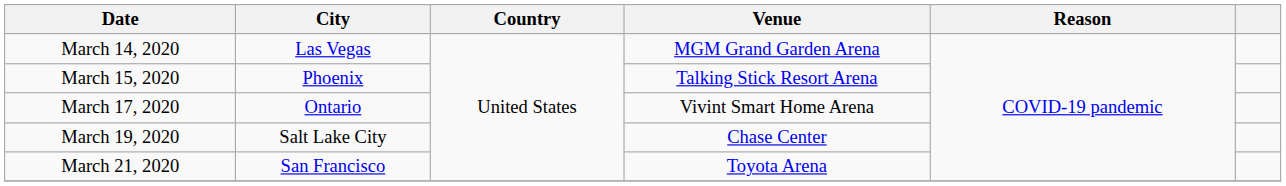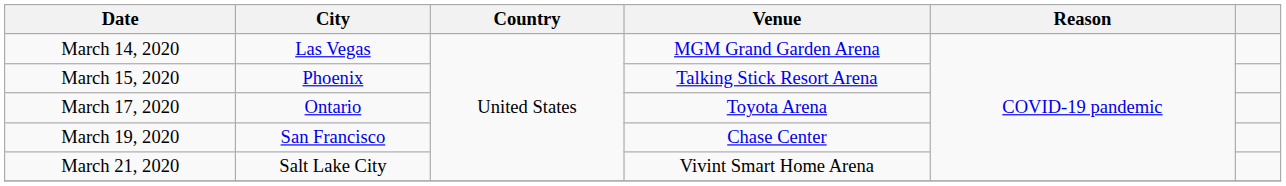(777, 107) Vivint Smart Home Arena -> (777, 107) Toyota Arena
(333, 136) Salt Lake City -> (333, 136) San Francisco
(333, 166) San Francisco -> (333, 166) Salt Lake City
(777, 166) Toyota Arena -> (777, 166) Vivint Smart Home Arena
